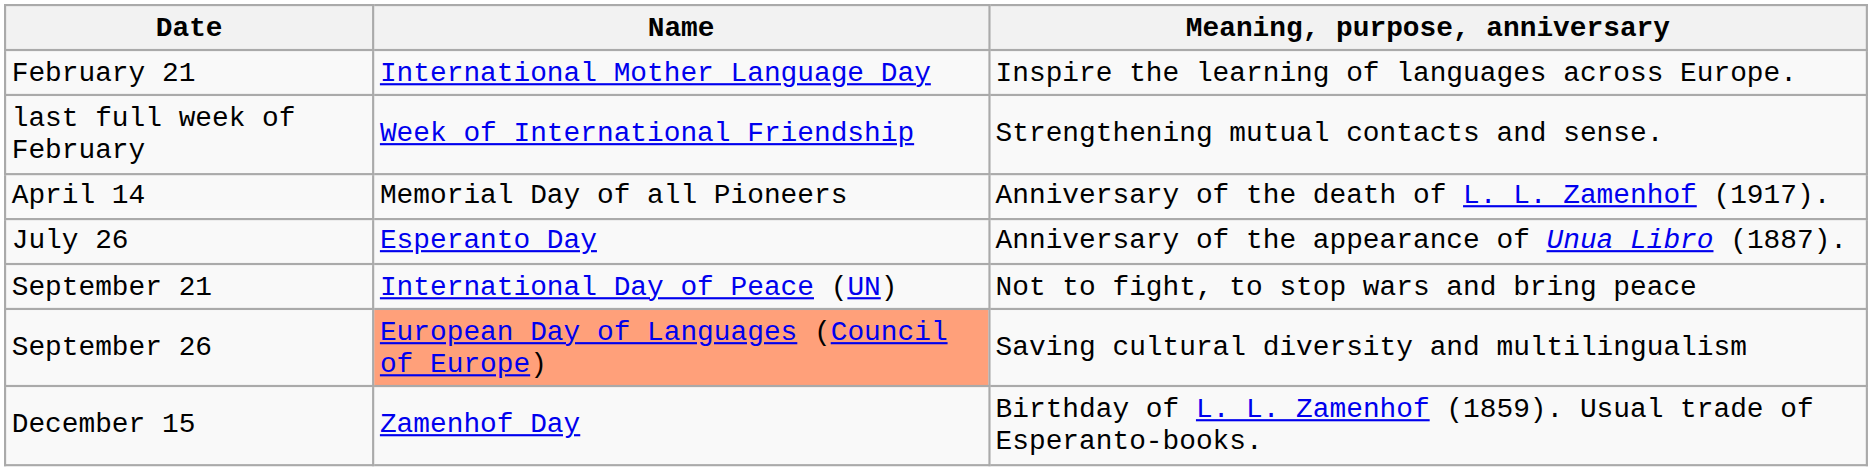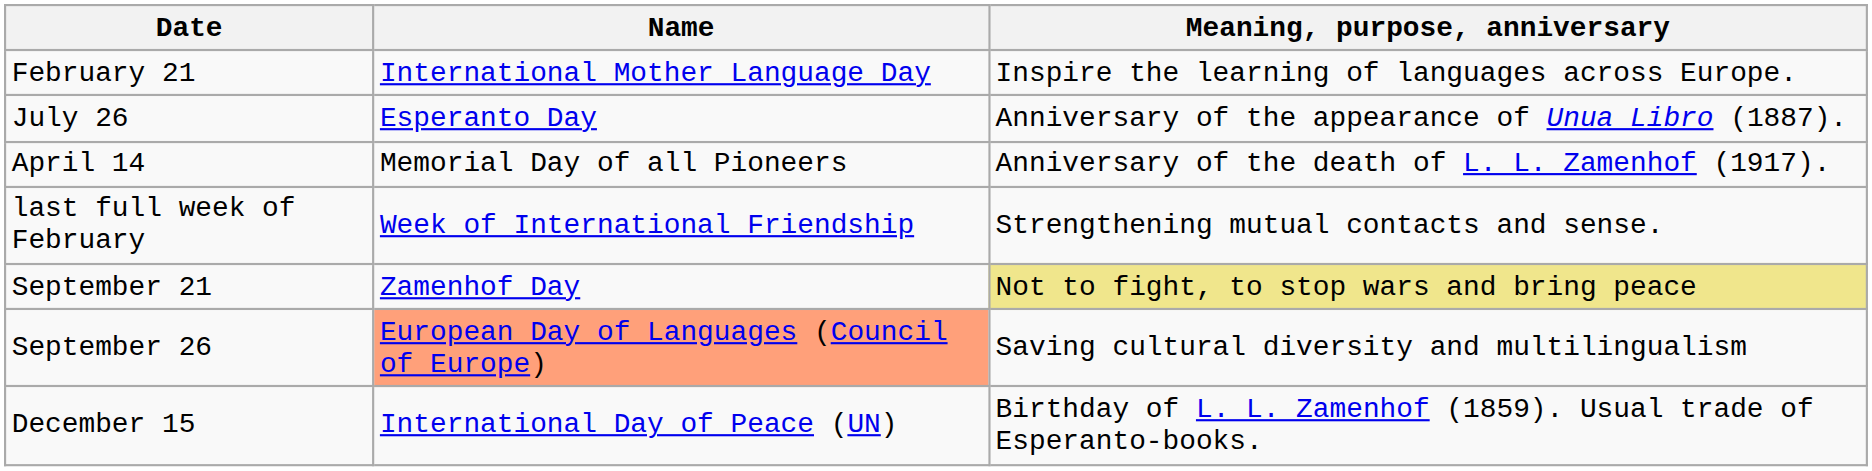rows swapped: (154, 134) <-> (70, 241)
(639, 287) International Day of Peace (UN) -> (480, 287) Zamenhof Day
(1346, 287) no background -> (1346, 287) khaki background
(480, 425) Zamenhof Day -> (639, 425) International Day of Peace (UN)
